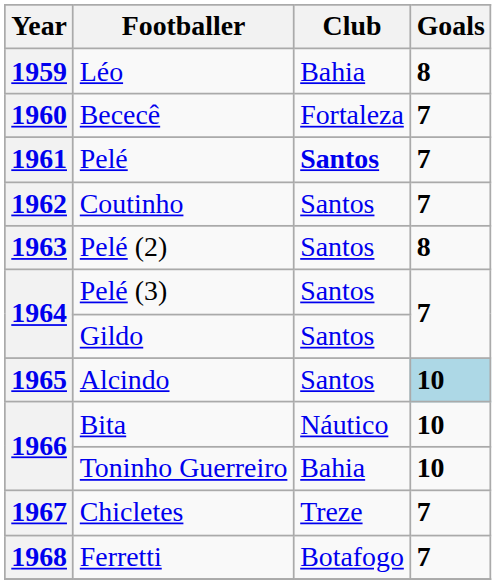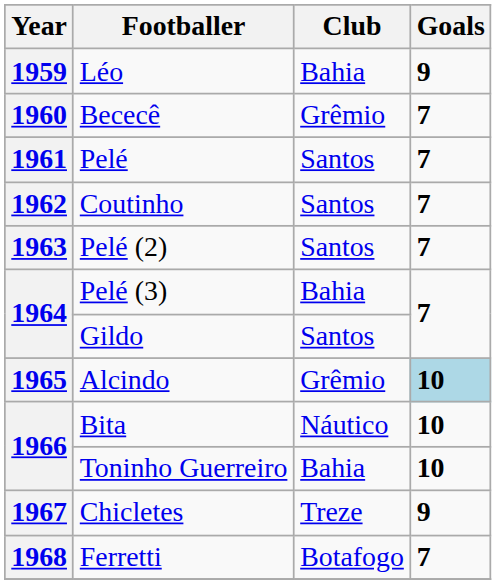(424, 70) 8 -> (424, 70) 9
(352, 114) Fortaleza -> (343, 114) Grêmio
(340, 159) bold -> (337, 159) normal
(424, 247) 8 -> (424, 247) 7
(337, 291) Santos -> (333, 291) Bahia
(337, 379) Santos -> (343, 379) Grêmio
(424, 512) 7 -> (424, 512) 9
